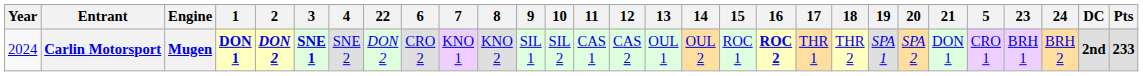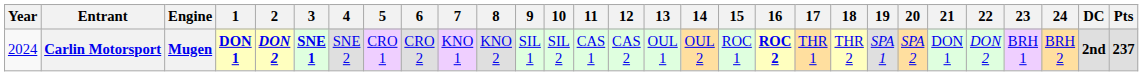columns swapped: (986, 17) <-> (383, 17)
(1124, 49) 233 -> (1124, 49) 237
